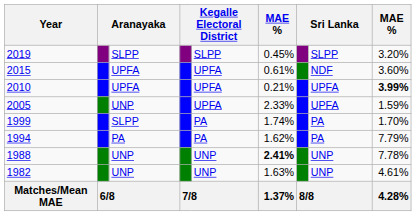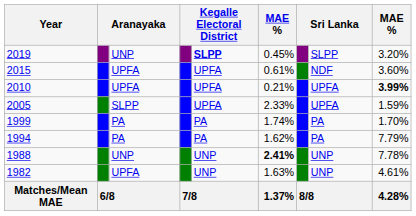(125, 54) SLPP -> (123, 54) UNP
(207, 54) normal -> (208, 54) bold
(123, 105) UNP -> (125, 105) SLPP
(125, 122) SLPP -> (118, 122) PA
(123, 173) UNP -> (125, 173) UPFA
